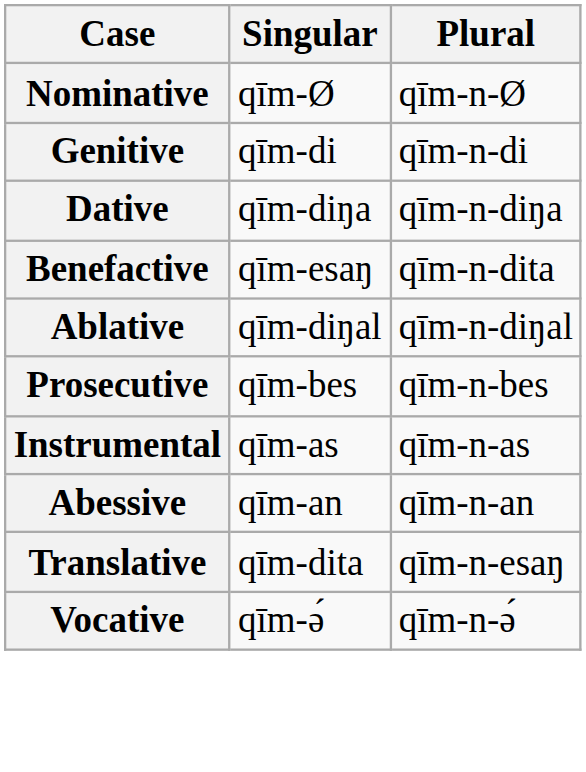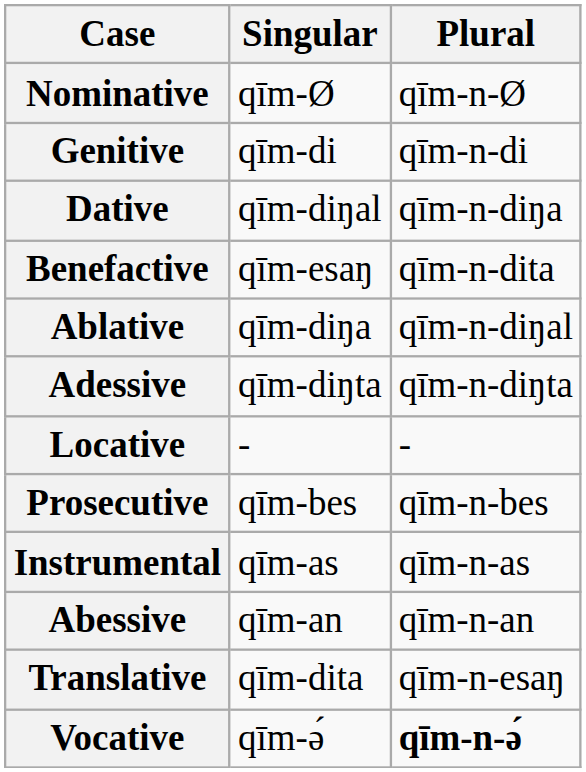(305, 209) qīm-diŋa -> (310, 209) qīm-diŋal
(310, 326) qīm-diŋal -> (305, 326) qīm-diŋa
+ row: (117, 385)
+ row: (117, 444)
(457, 619) normal -> (460, 737) bold
